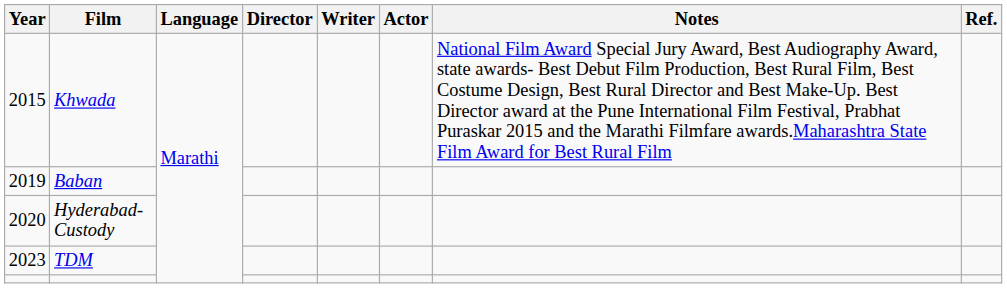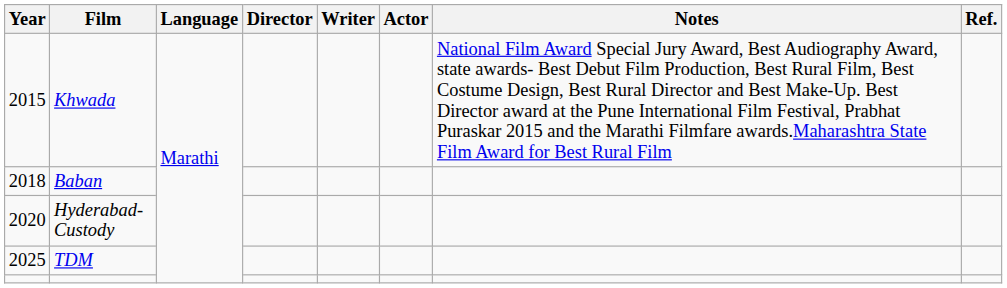(27, 180) 2019 -> (27, 180) 2018
(27, 260) 2023 -> (27, 260) 2025
